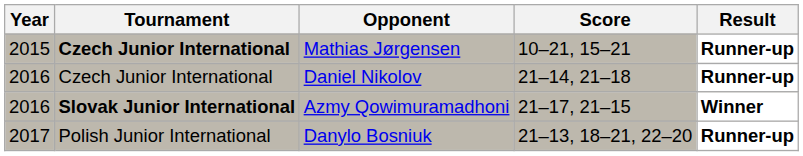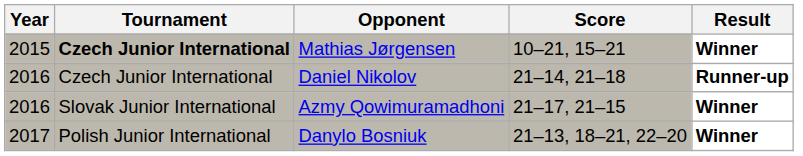(747, 49) Runner-up -> (727, 49) Winner
(177, 107) bold -> (167, 107) normal
(747, 136) Runner-up -> (727, 136) Winner
